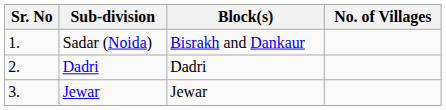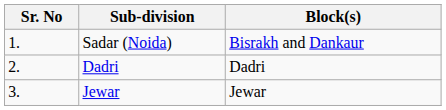- column: (383, 17)
